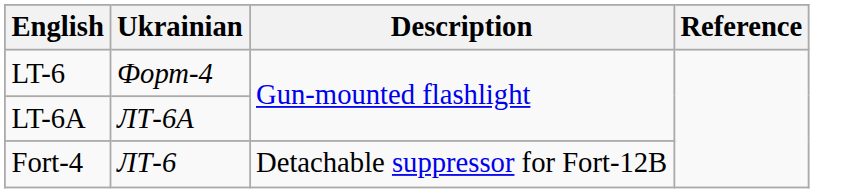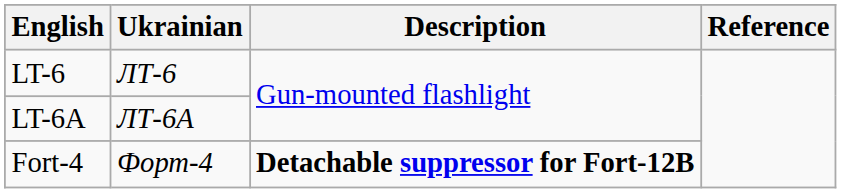(165, 72) Форт-4 -> (147, 72) ЛТ-6
(147, 163) ЛТ-6 -> (165, 163) Форт-4
(462, 163) normal -> (475, 163) bold
